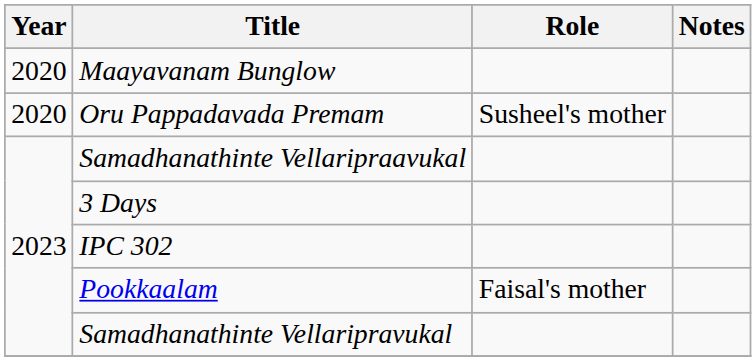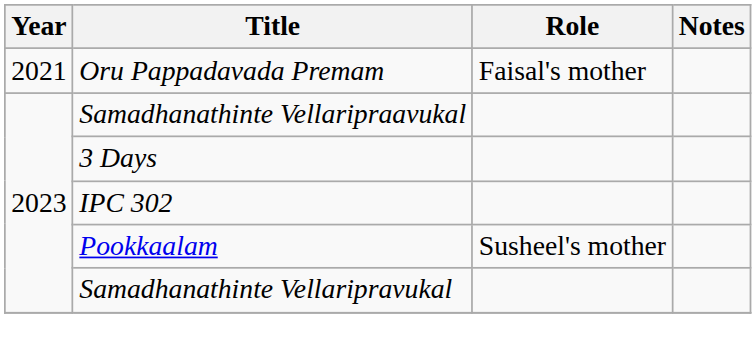- row: (207, 70)
(39, 114) 2020 -> (39, 70) 2021
(572, 114) Susheel's mother -> (562, 70) Faisal's mother
(562, 289) Faisal's mother -> (572, 245) Susheel's mother
